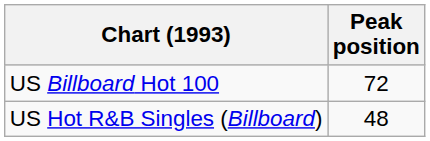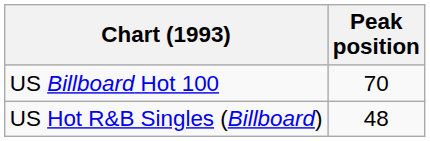(376, 82) 72 -> (376, 82) 70
